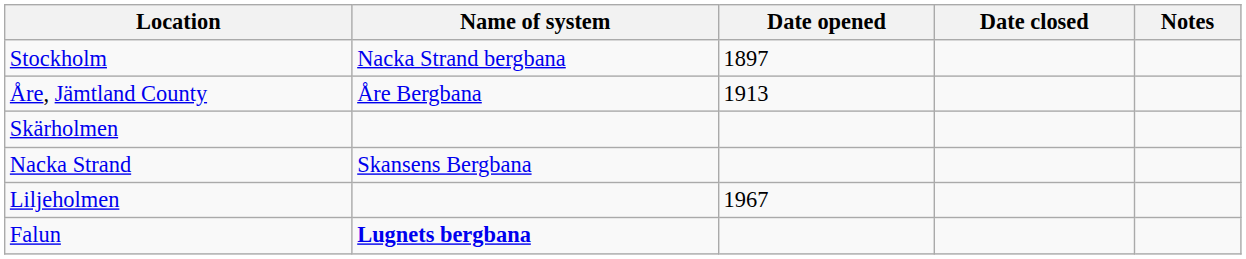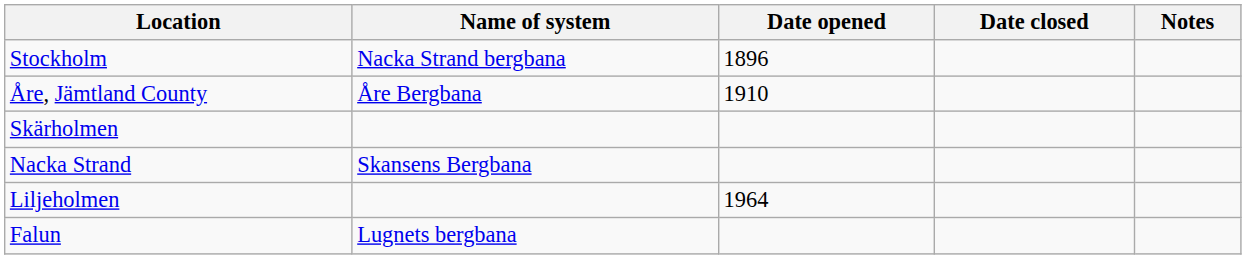(746, 57) 1897 -> (746, 57) 1896
(746, 93) 1913 -> (746, 93) 1910
(746, 199) 1967 -> (746, 199) 1964
(444, 235) bold -> (437, 235) normal
